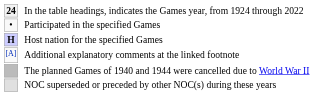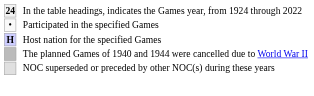- row: (132, 55)
